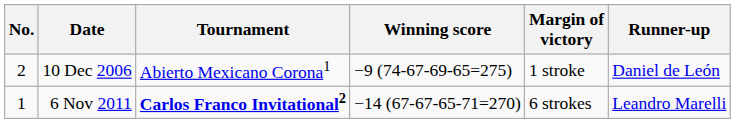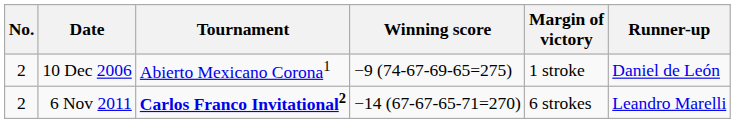(21, 102) 1 -> (21, 102) 2
